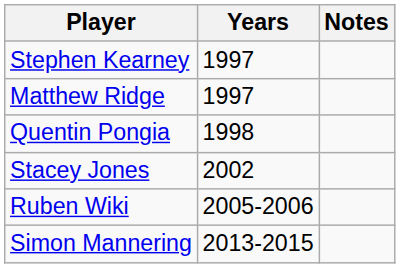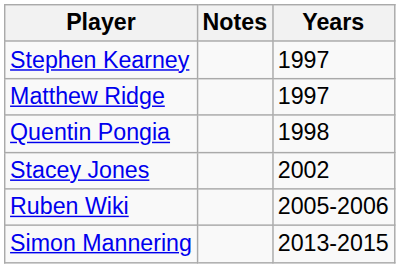columns swapped: (258, 22) <-> (356, 22)
